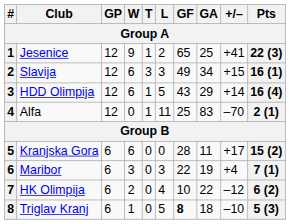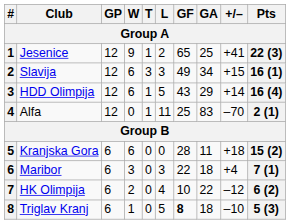(234, 151) +17 -> (234, 151) +18
(206, 170) 19 -> (206, 170) 18
